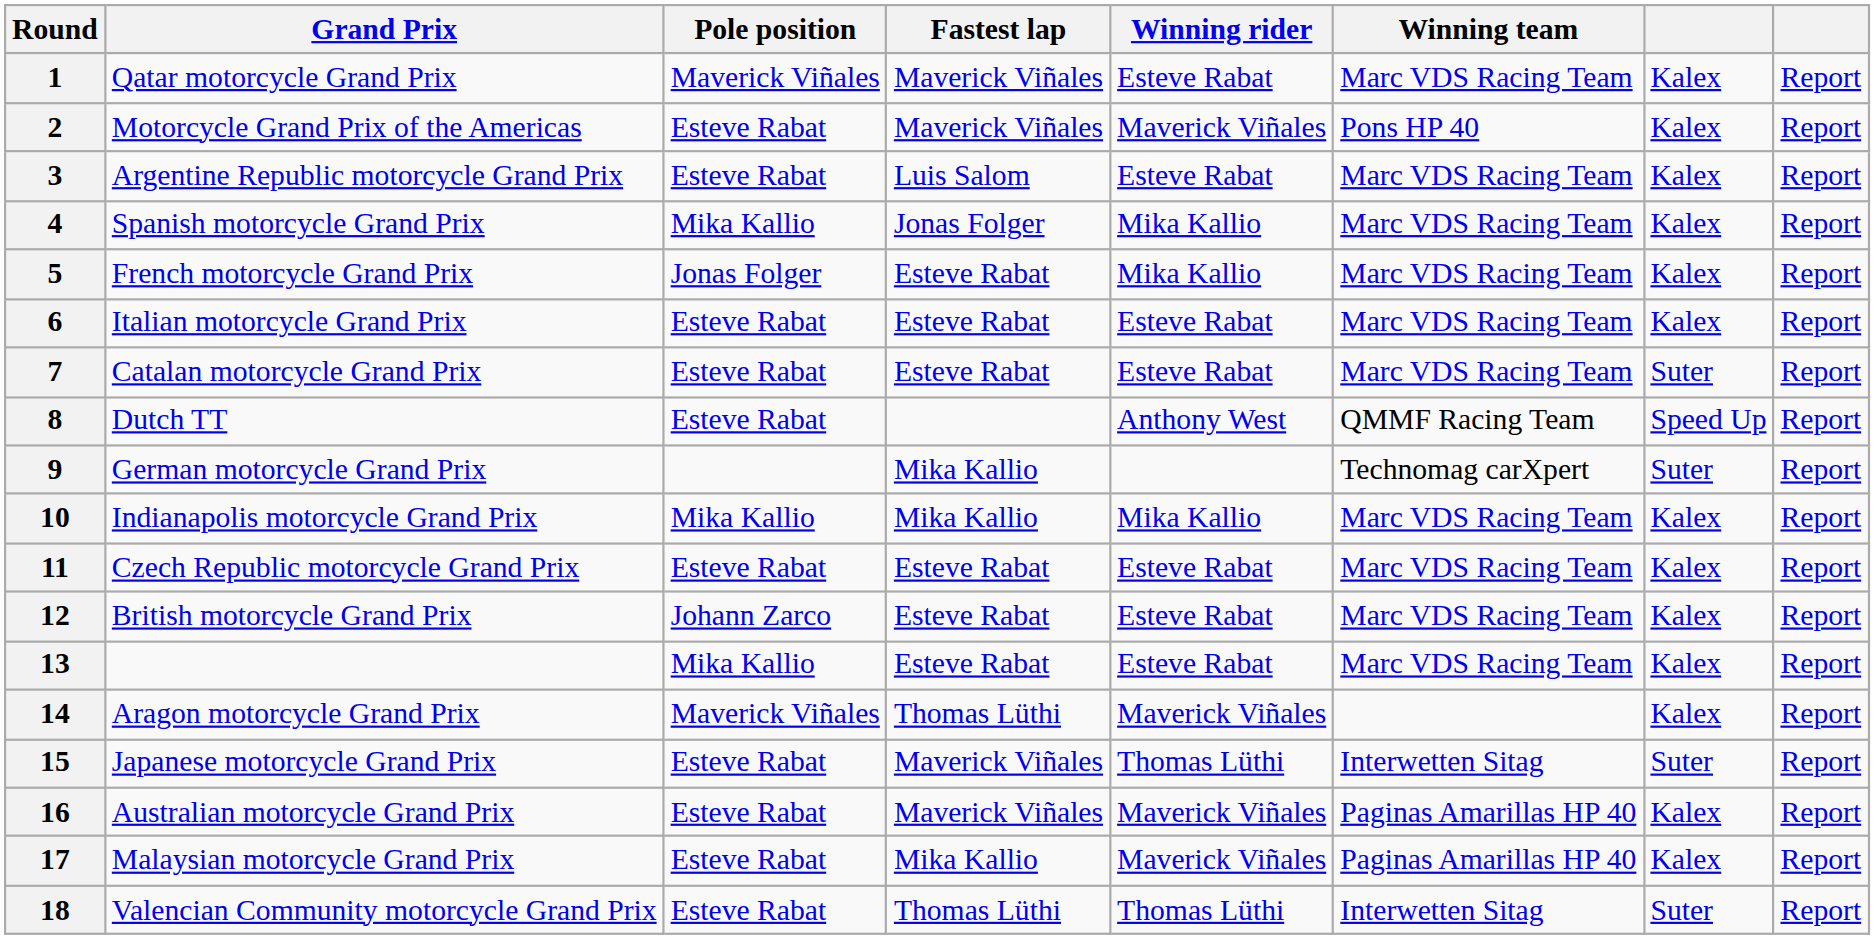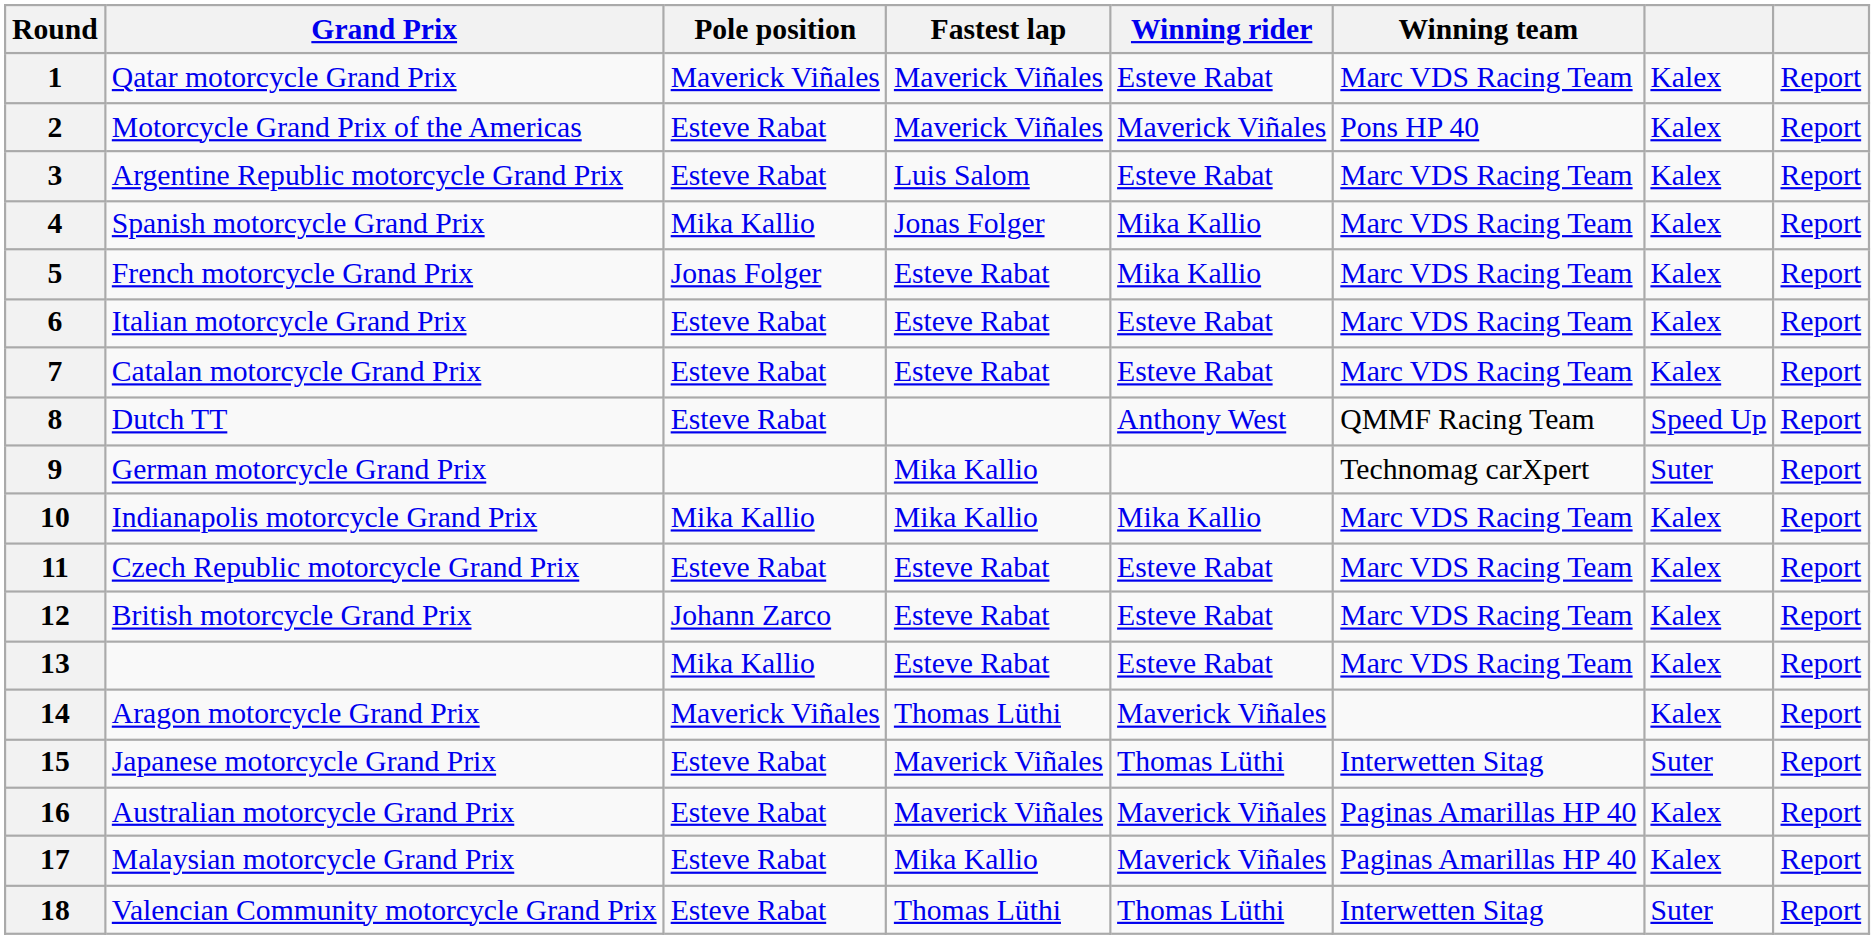(1682, 370) Suter -> (1686, 370) Kalex
